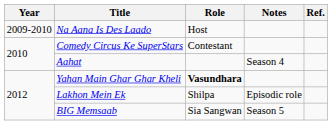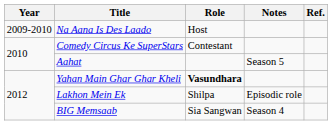(265, 62) Season 4 -> (265, 62) Season 5
(265, 111) Season 5 -> (265, 111) Season 4
